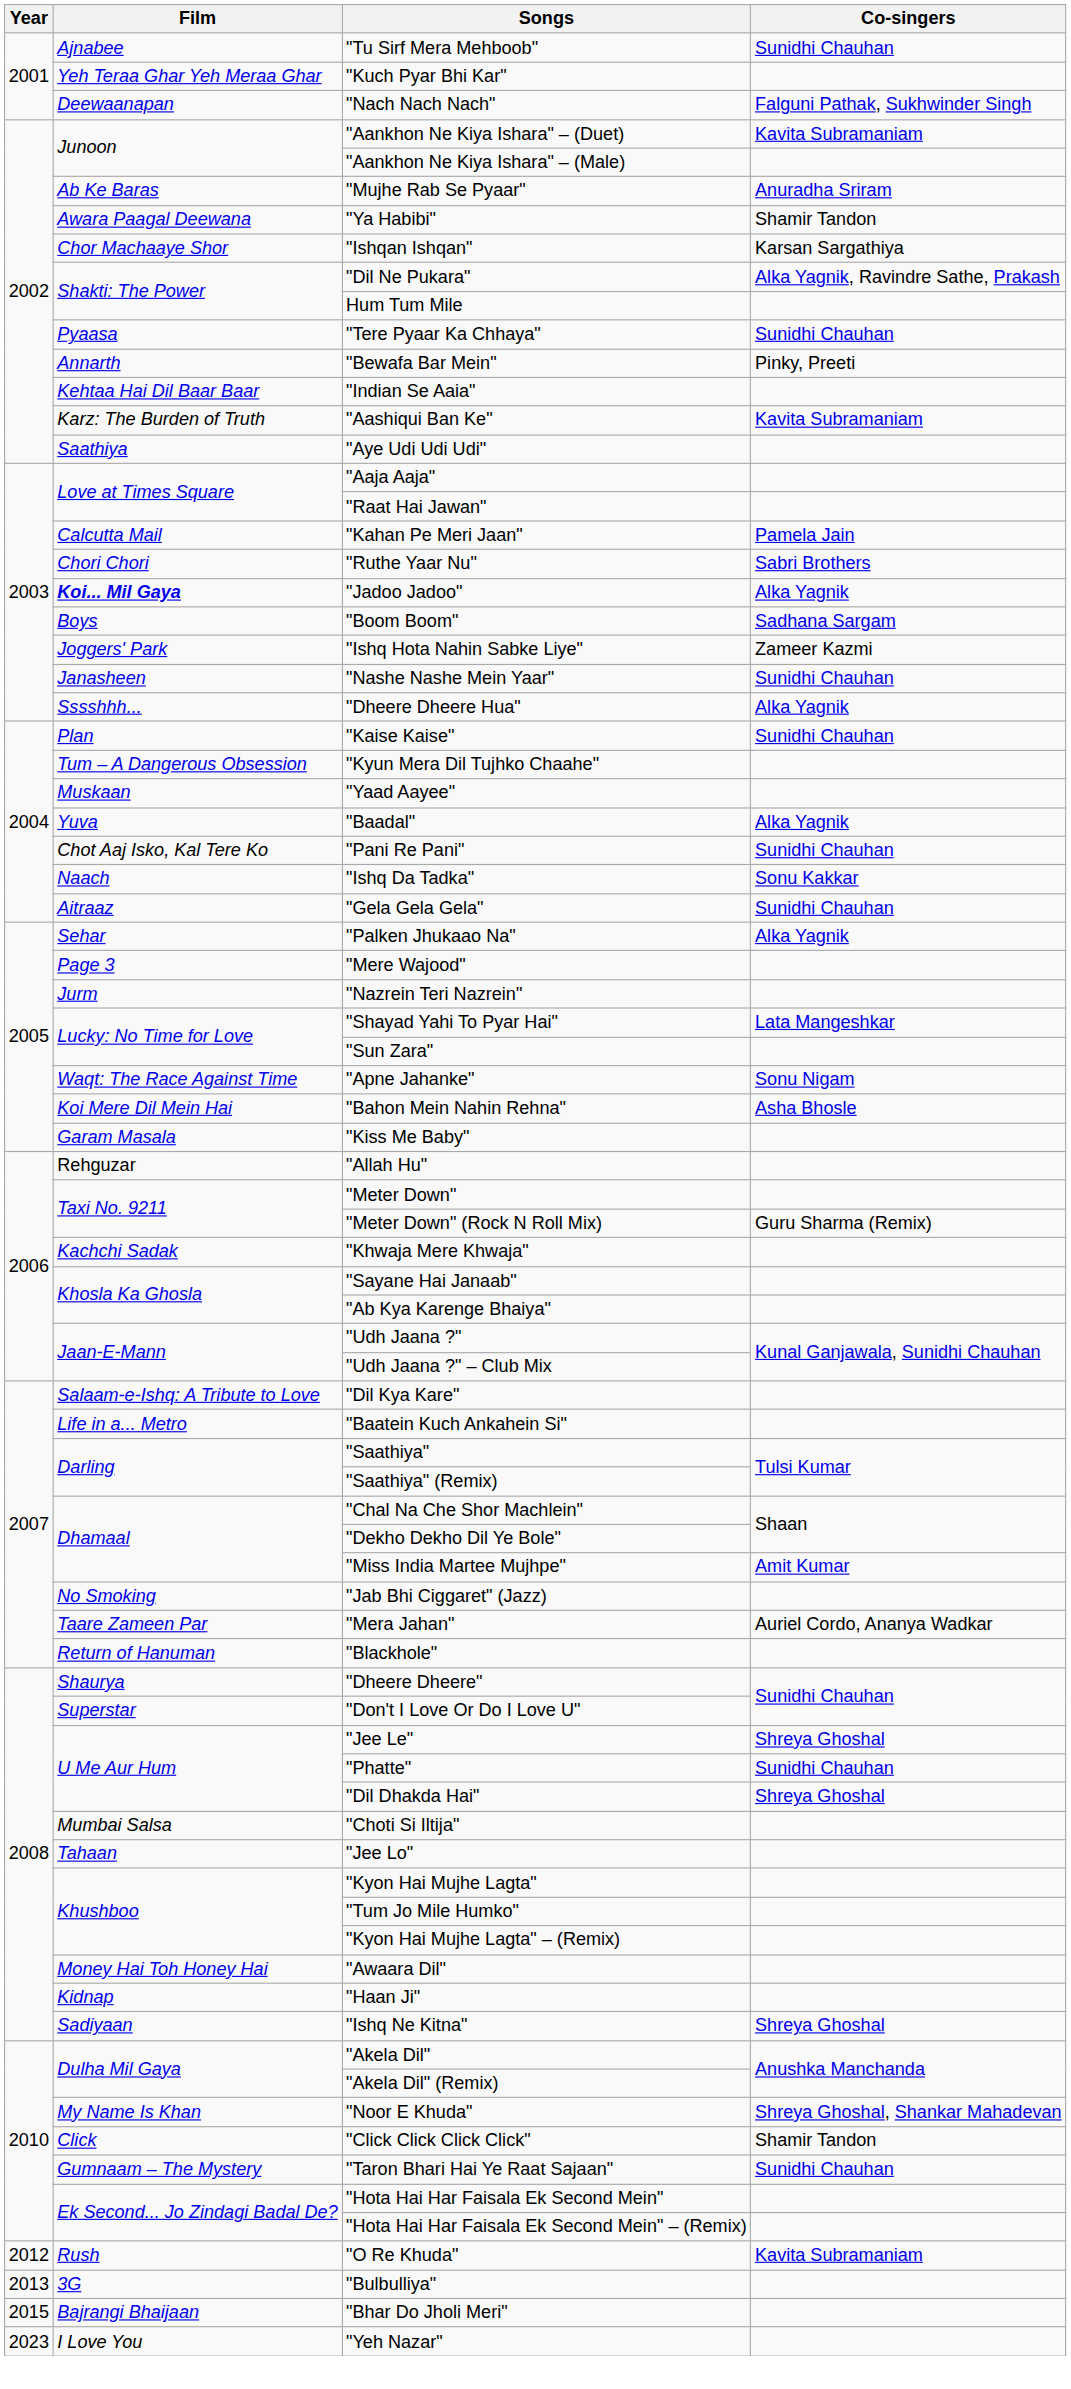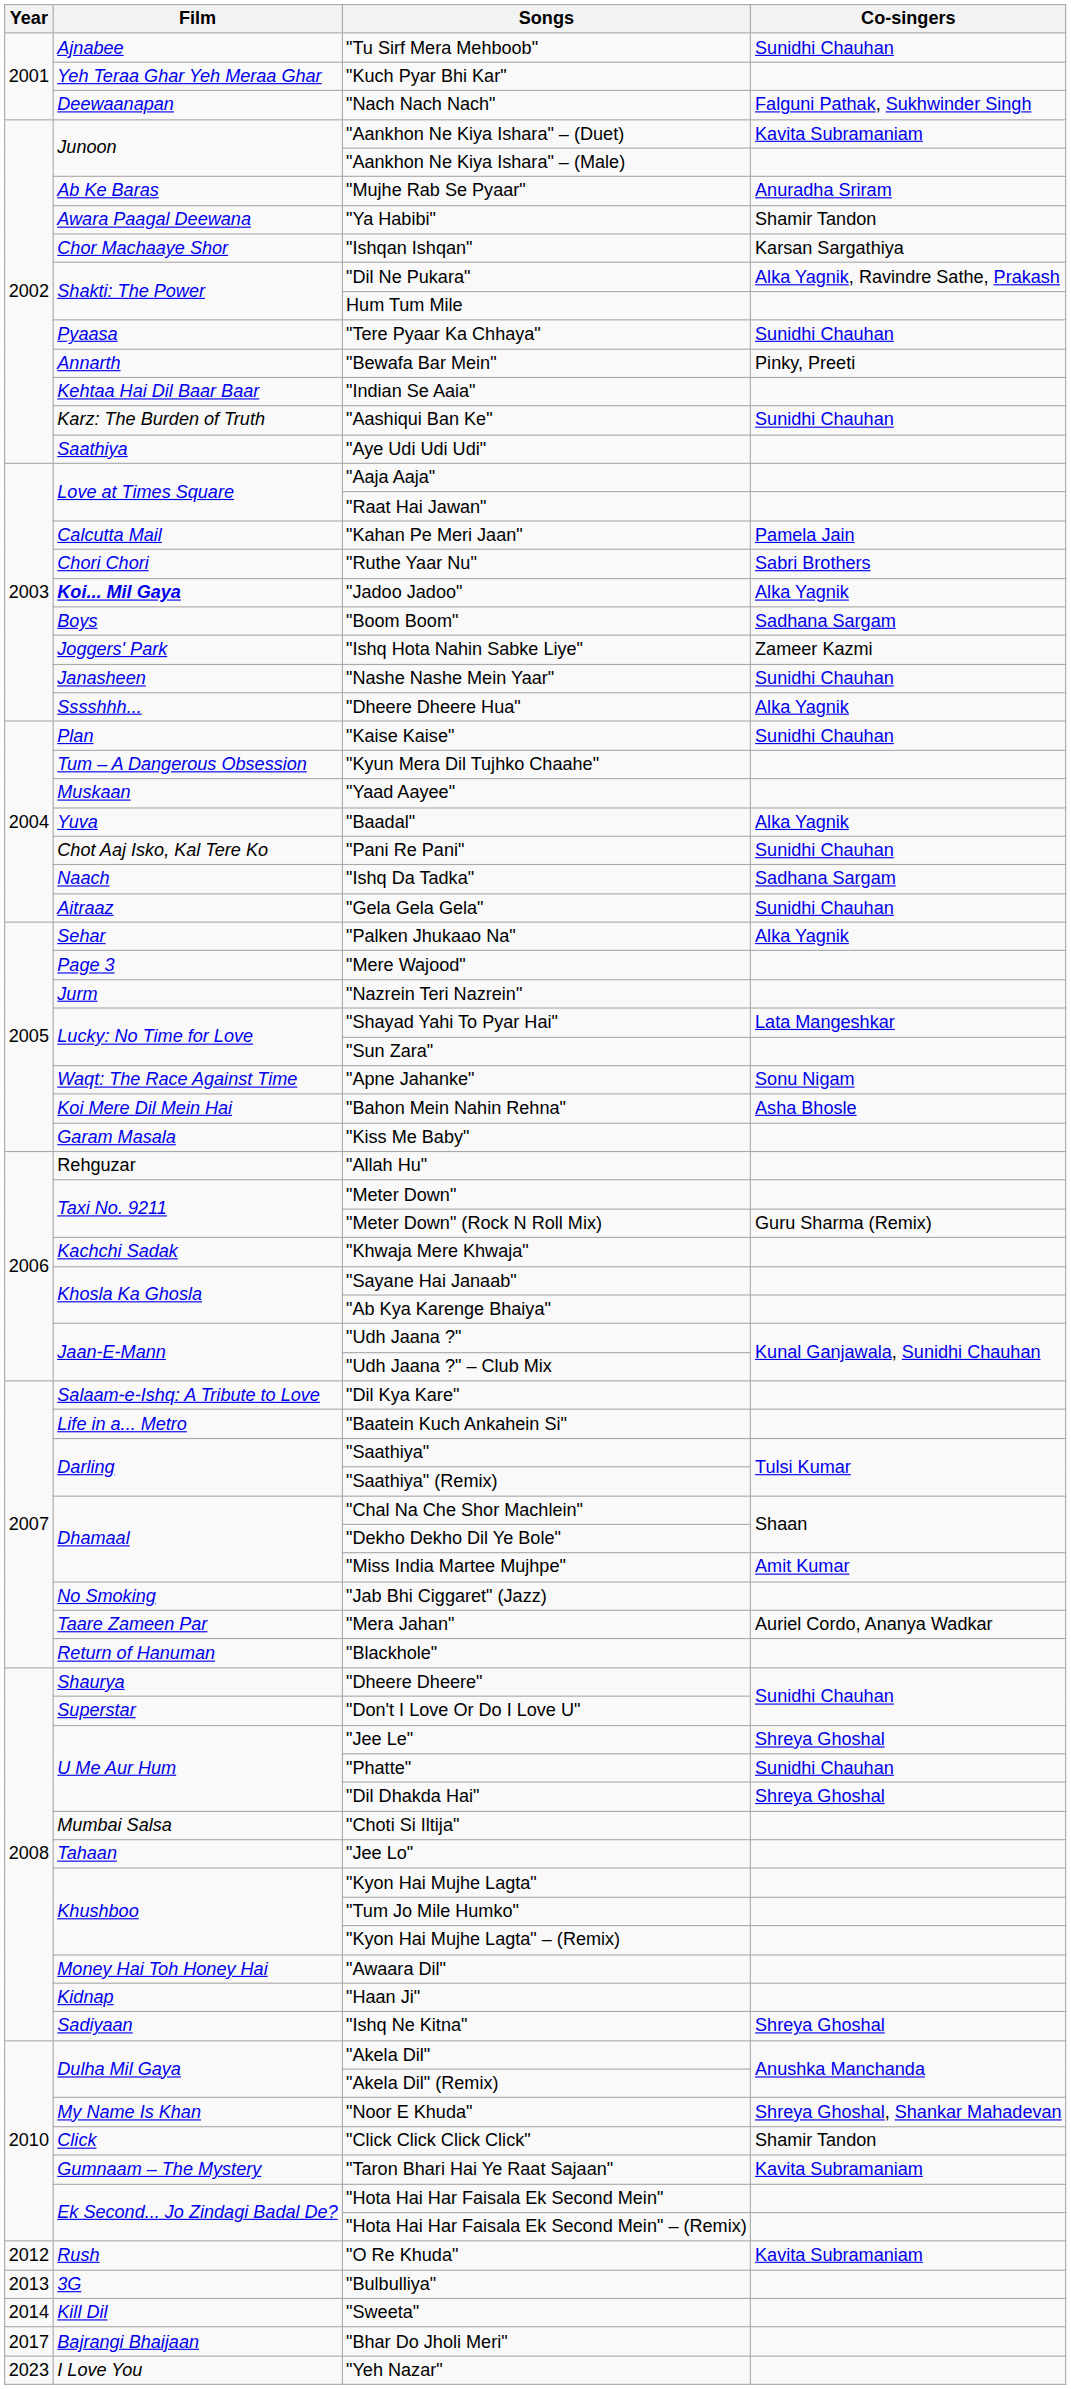(839, 420) Kavita Subramaniam -> (824, 420) Sunidhi Chauhan
(807, 879) Sonu Kakkar -> (825, 879) Sadhana Sargam
(824, 2169) Sunidhi Chauhan -> (839, 2169) Kavita Subramaniam
+ row: (383, 2312)
(29, 2312) 2015 -> (29, 2341) 2017
